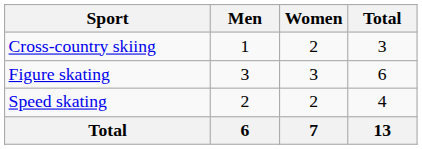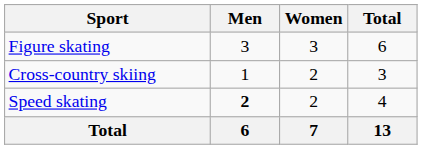rows swapped: (82, 46) <-> (59, 74)
(245, 102) normal -> (245, 102) bold
